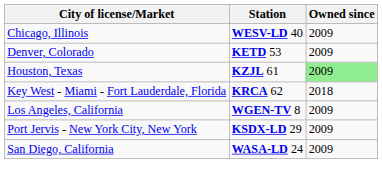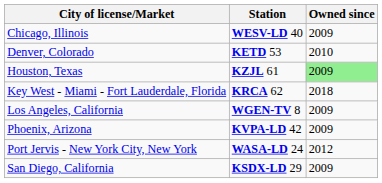(321, 52) 2009 -> (321, 52) 2010
+ row: (49, 129)
(267, 129) KSDX-LD 29 -> (267, 149) WASA-LD 24
(321, 129) 2009 -> (321, 149) 2012
(267, 149) WASA-LD 24 -> (267, 168) KSDX-LD 29
